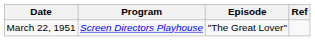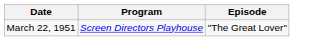- column: (299, 12)
